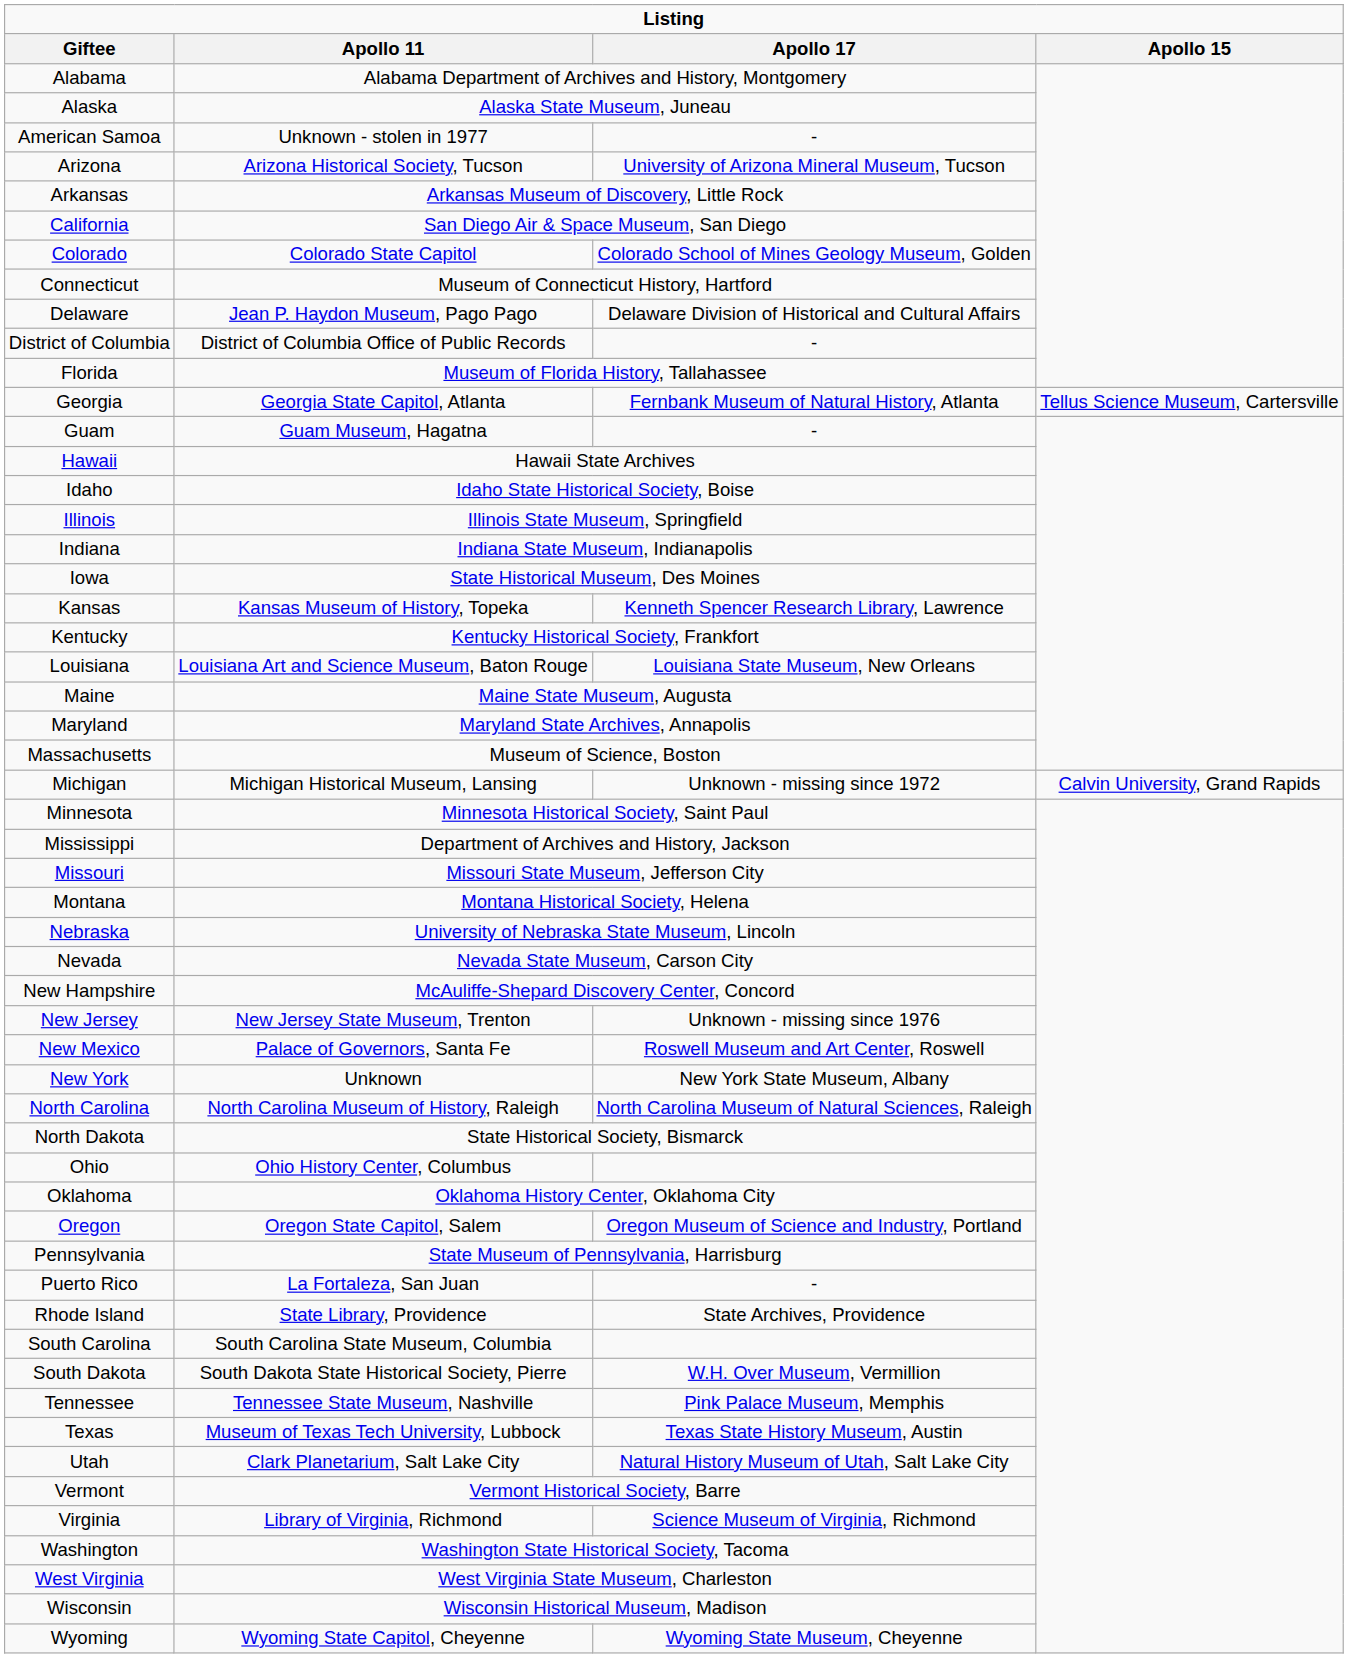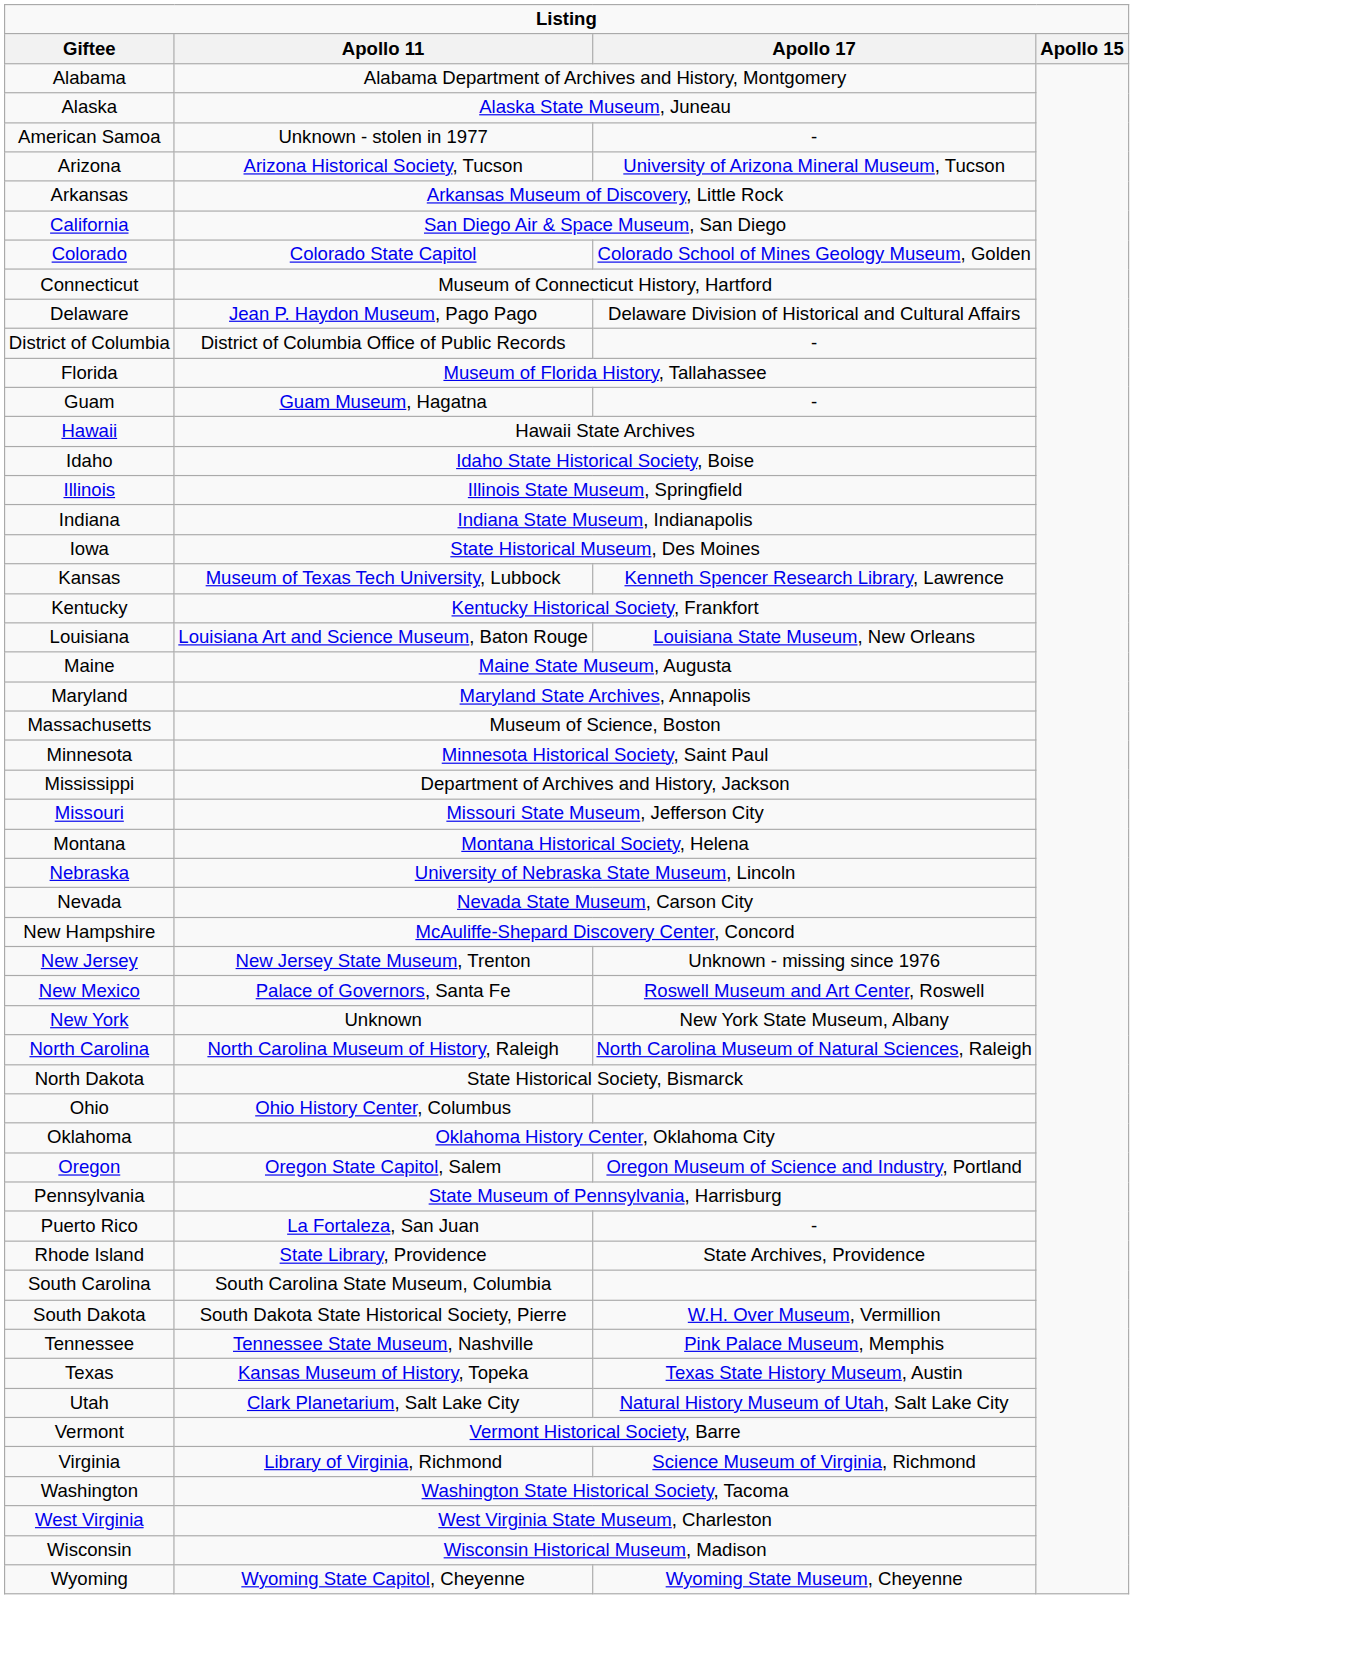- row: (89, 401)
(383, 607) Kansas Museum of History, Topeka -> (383, 578) Museum of Texas Tech University, Lubbock
- row: (89, 784)
(383, 1432) Museum of Texas Tech University, Lubbock -> (383, 1373) Kansas Museum of History, Topeka
